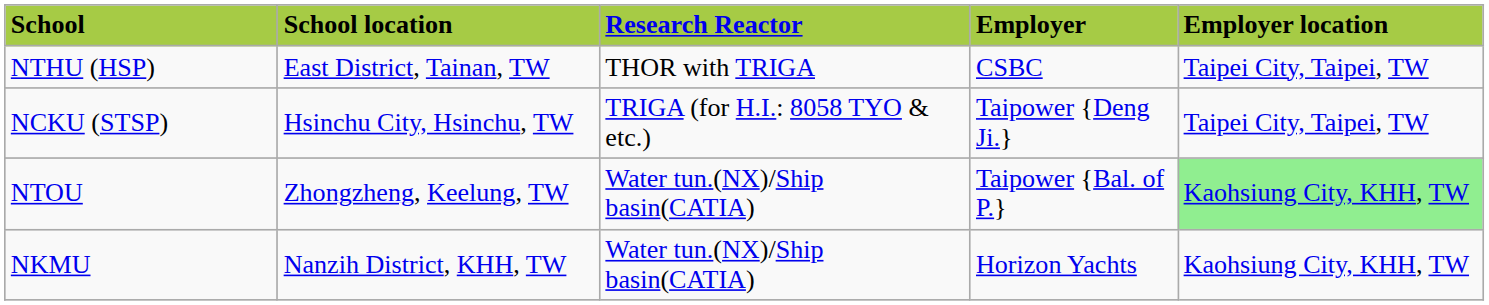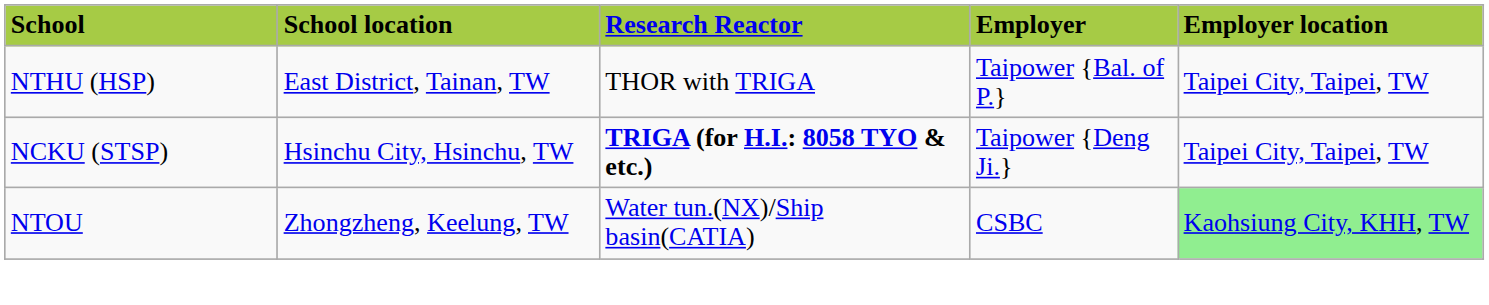(1009, 66) CSBC -> (1070, 81) Taipower {Bal. of P.}
(767, 122) normal -> (776, 151) bold
(1070, 193) Taipower {Bal. of P.} -> (1009, 222) CSBC
- row: (51, 263)
